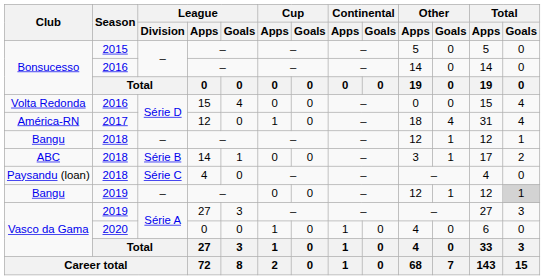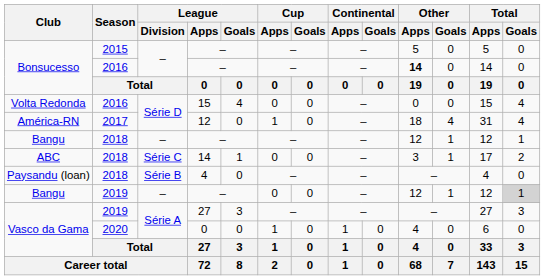(416, 67) normal -> (416, 67) bold
(163, 157) Série B -> (163, 157) Série C
(163, 175) Série C -> (163, 175) Série B
